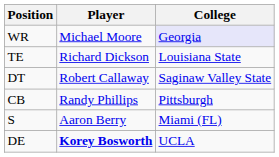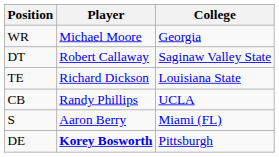(180, 36) lavender background -> (180, 36) no background
rows swapped: (16, 78) <-> (16, 57)
(186, 99) Pittsburgh -> (177, 99) UCLA
(177, 141) UCLA -> (186, 141) Pittsburgh
